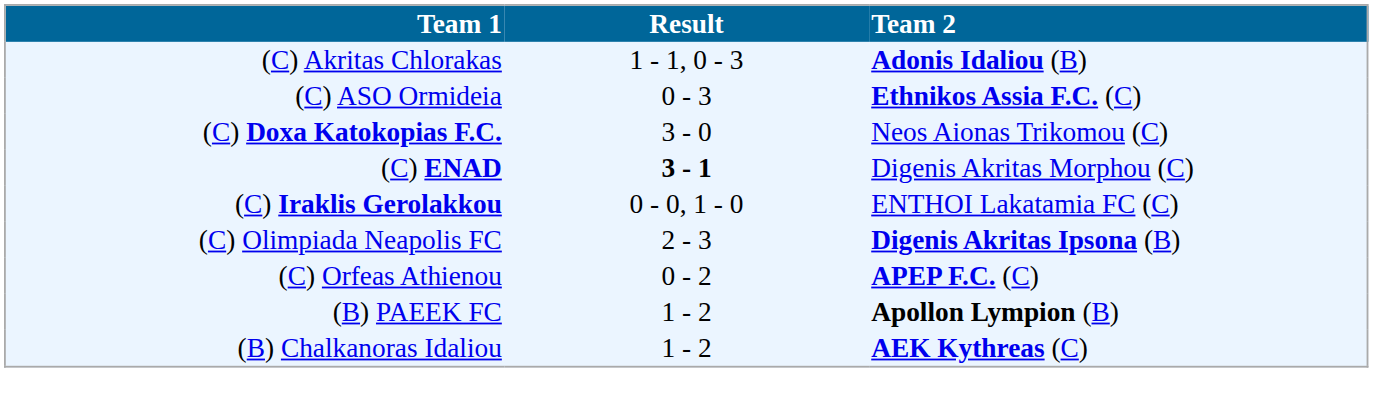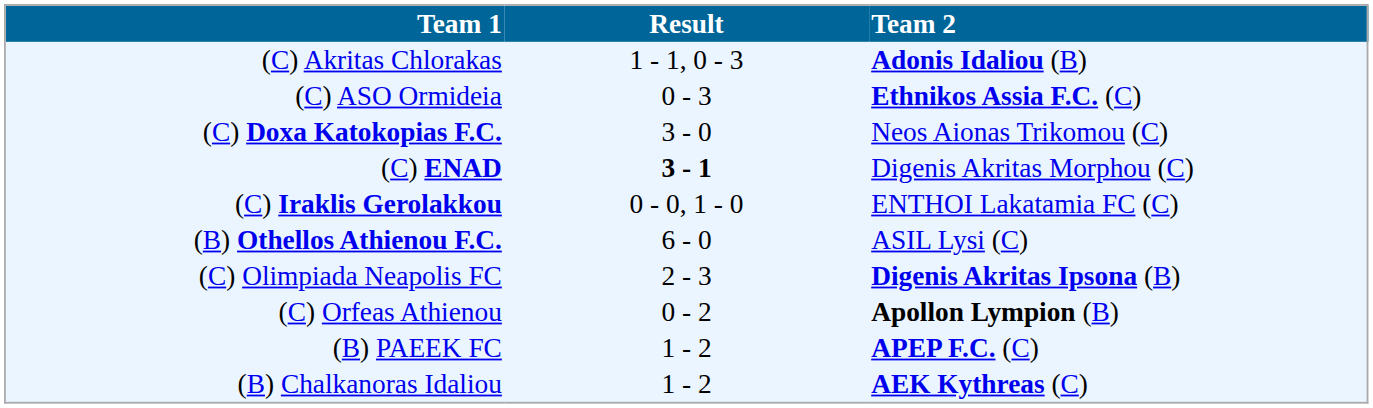+ row: (348, 239)
(955, 275) APEP F.C. (C) -> (995, 311) Apollon Lympion (B)
(995, 311) Apollon Lympion (B) -> (955, 347) APEP F.C. (C)
